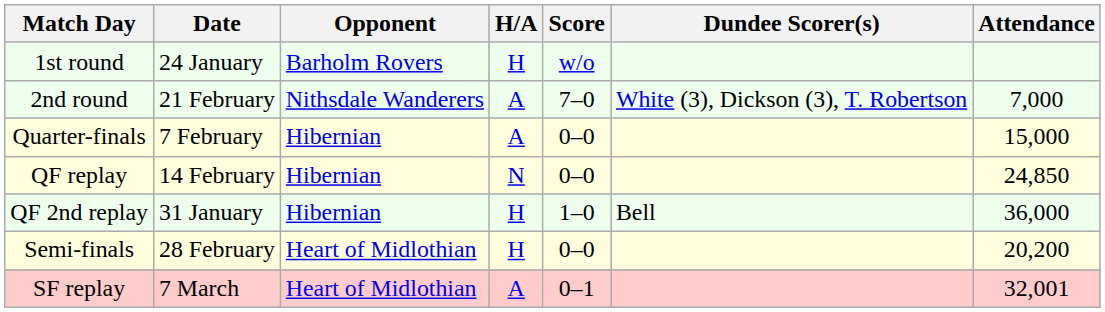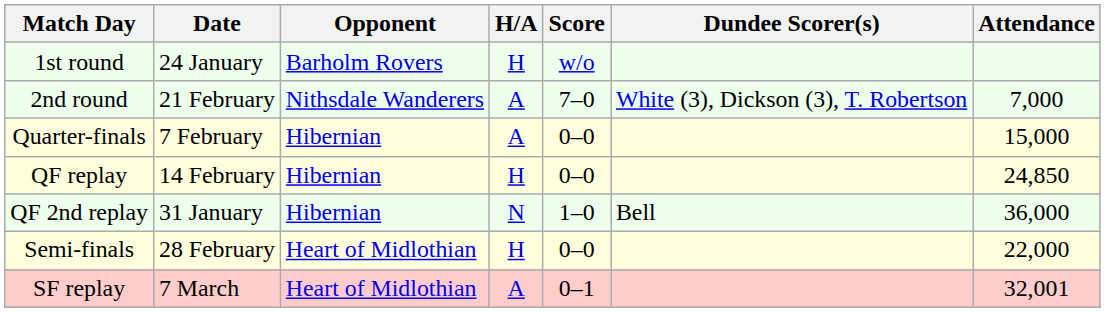(516, 174) N -> (516, 174) H
(516, 212) H -> (516, 212) N
(1037, 250) 20,200 -> (1037, 250) 22,000
